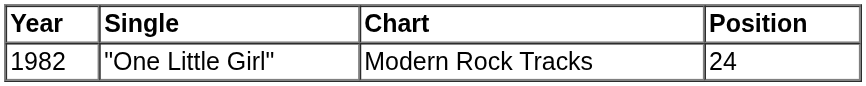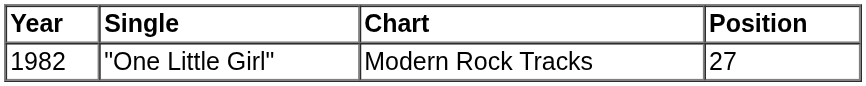(723, 61) 24 -> (723, 61) 27
